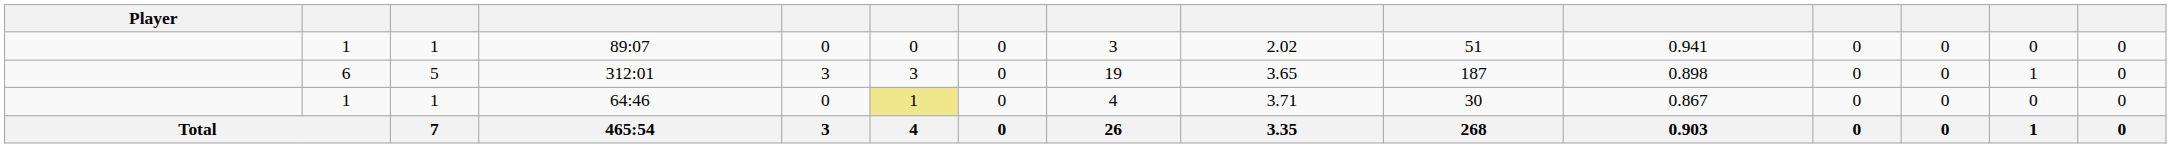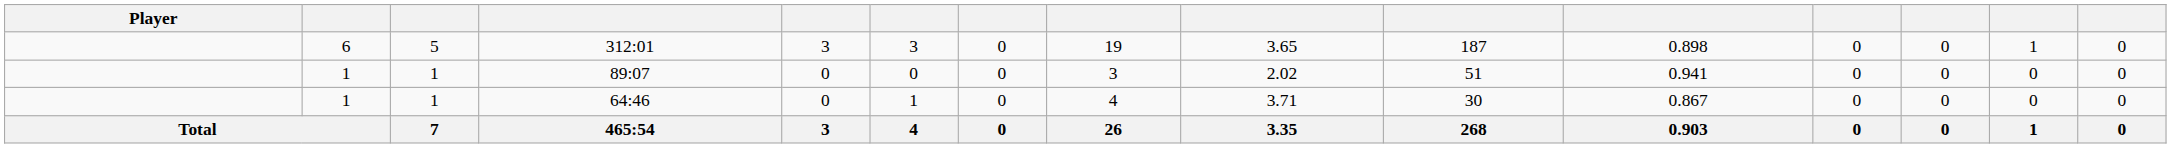rows swapped: (630, 73) <-> (630, 45)
(914, 101) khaki background -> (914, 101) no background
